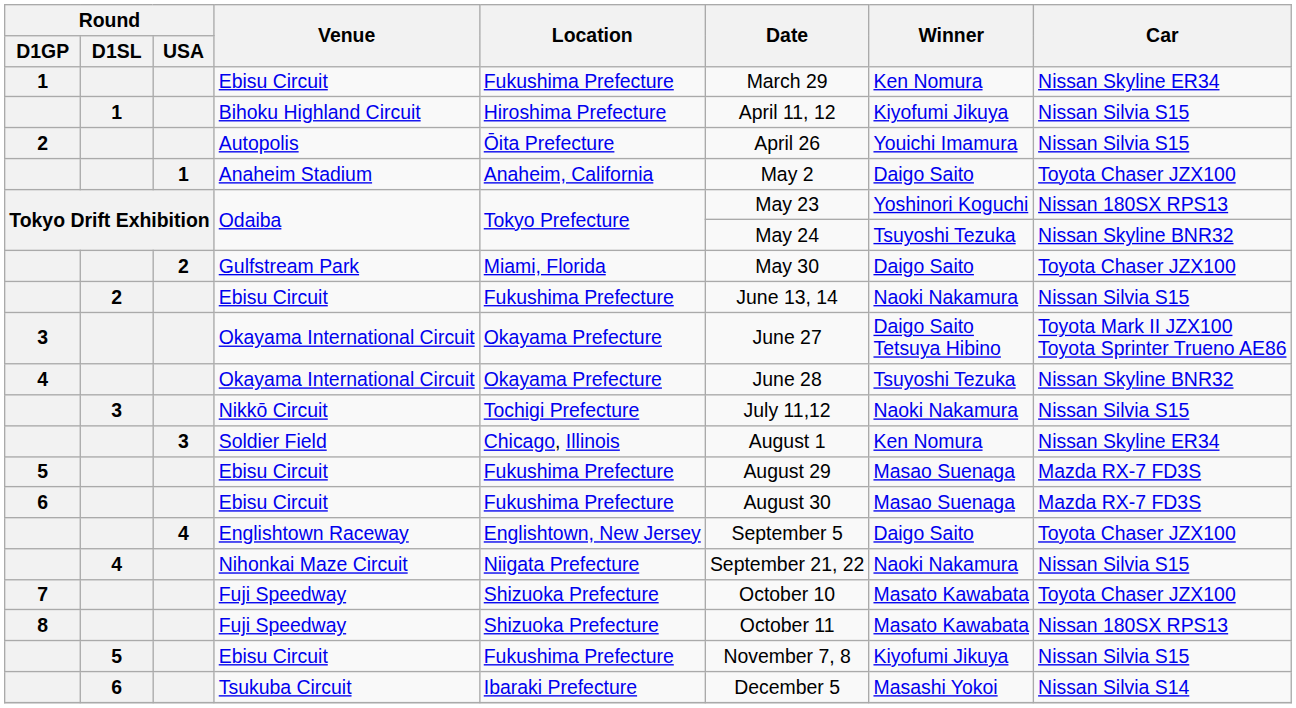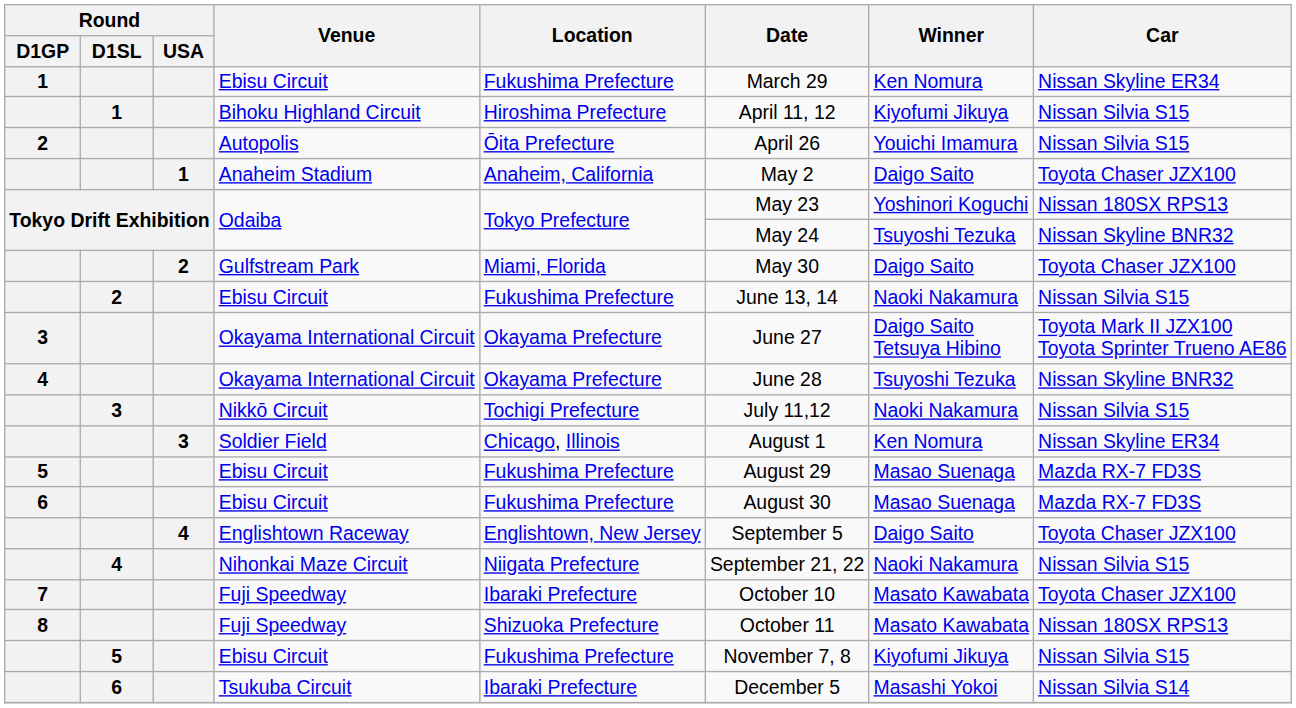(571, 595) Shizuoka Prefecture -> (560, 595) Ibaraki Prefecture
